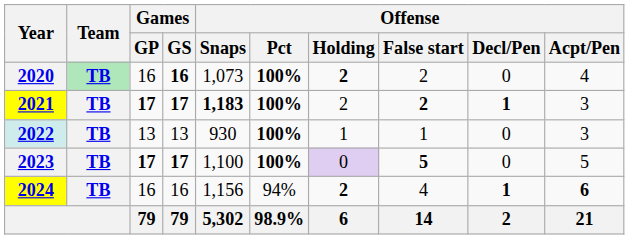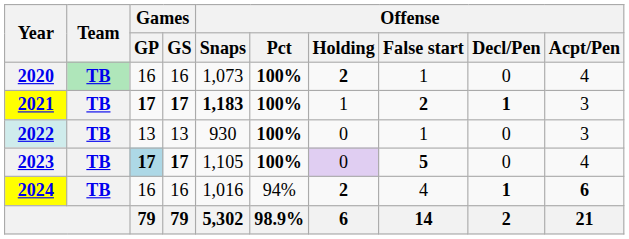(179, 76) bold -> (179, 76) normal
(423, 76) 2 -> (423, 76) 1
(344, 104) 2 -> (344, 104) 1
(344, 133) 1 -> (344, 133) 0
(146, 162) no background -> (146, 162) lightblue background
(223, 162) 1,100 -> (223, 162) 1,105
(584, 162) 5 -> (584, 162) 4
(223, 190) 1,156 -> (223, 190) 1,016
